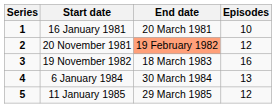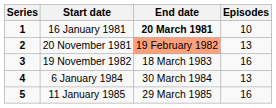(177, 29) normal -> (177, 29) bold
(246, 45) 12 -> (246, 45) 13
(246, 95) 12 -> (246, 95) 16
